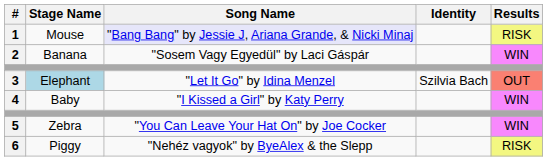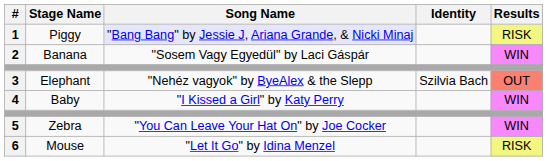(65, 34) Mouse -> (65, 34) Piggy
(65, 80) lightblue background -> (65, 80) no background
(260, 80) "Let It Go" by Idina Menzel -> (260, 80) "Nehéz vagyok" by ByeAlex & the Slepp
(65, 146) Piggy -> (65, 146) Mouse
(260, 146) "Nehéz vagyok" by ByeAlex & the Slepp -> (260, 146) "Let It Go" by Idina Menzel
